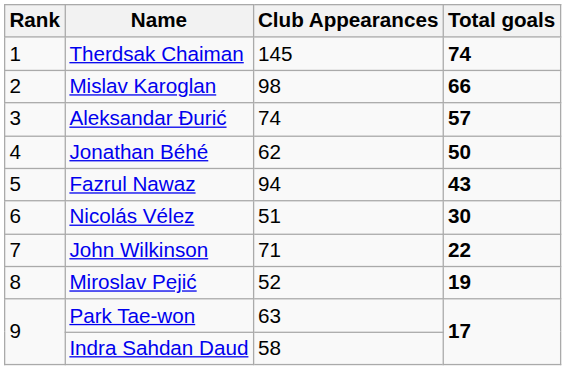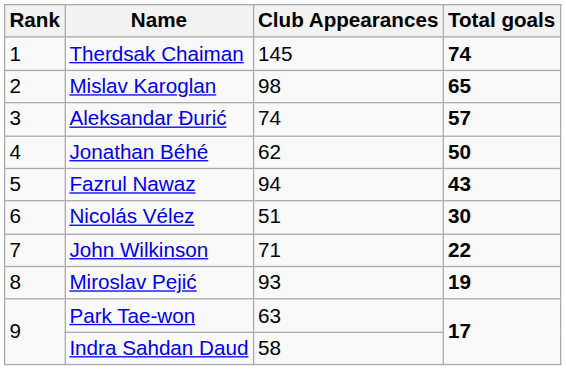(459, 86) 66 -> (459, 86) 65
(269, 282) 52 -> (269, 282) 93
